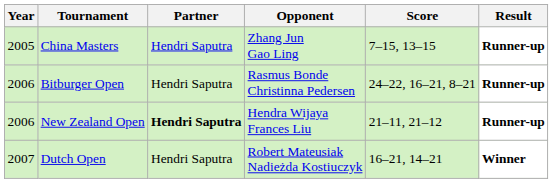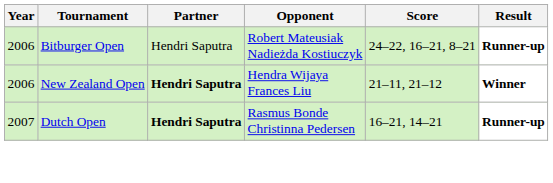- row: (79, 45)
(301, 83) Rasmus Bonde Christinna Pedersen -> (305, 45) Robert Mateusiak Nadieżda Kostiuczyk
(513, 121) Runner-up -> (504, 83) Winner
(192, 159) normal -> (196, 121) bold
(305, 159) Robert Mateusiak Nadieżda Kostiuczyk -> (301, 121) Rasmus Bonde Christinna Pedersen
(504, 159) Winner -> (513, 121) Runner-up
